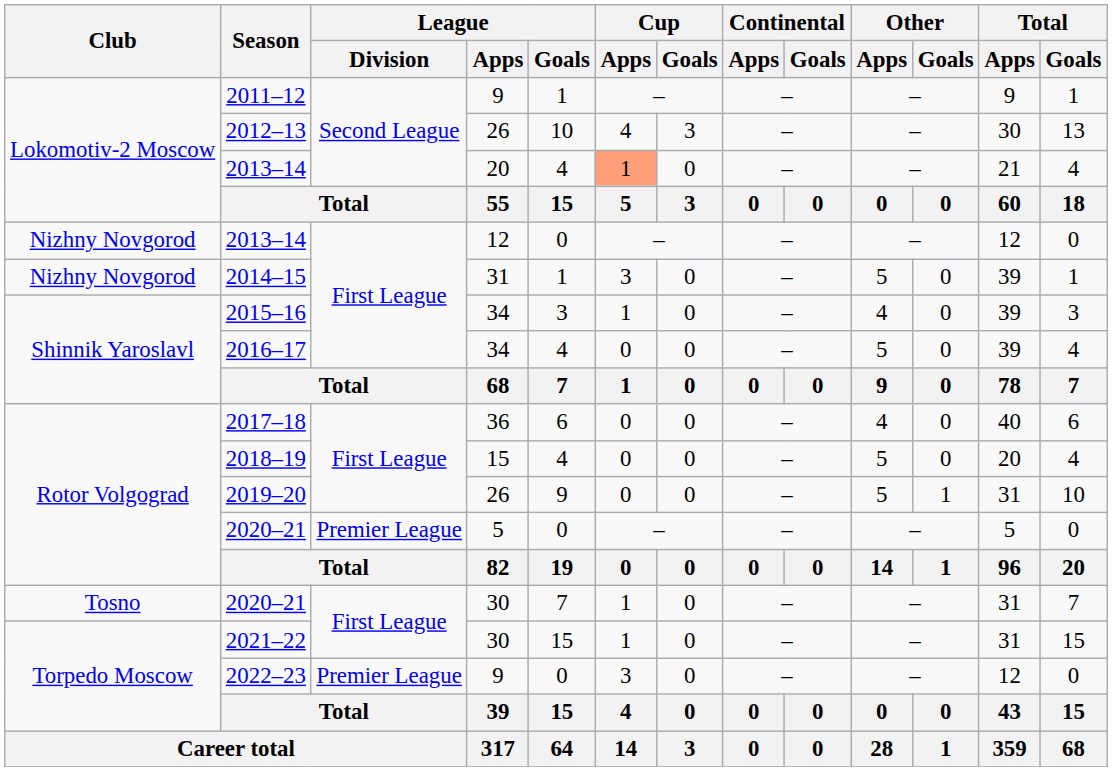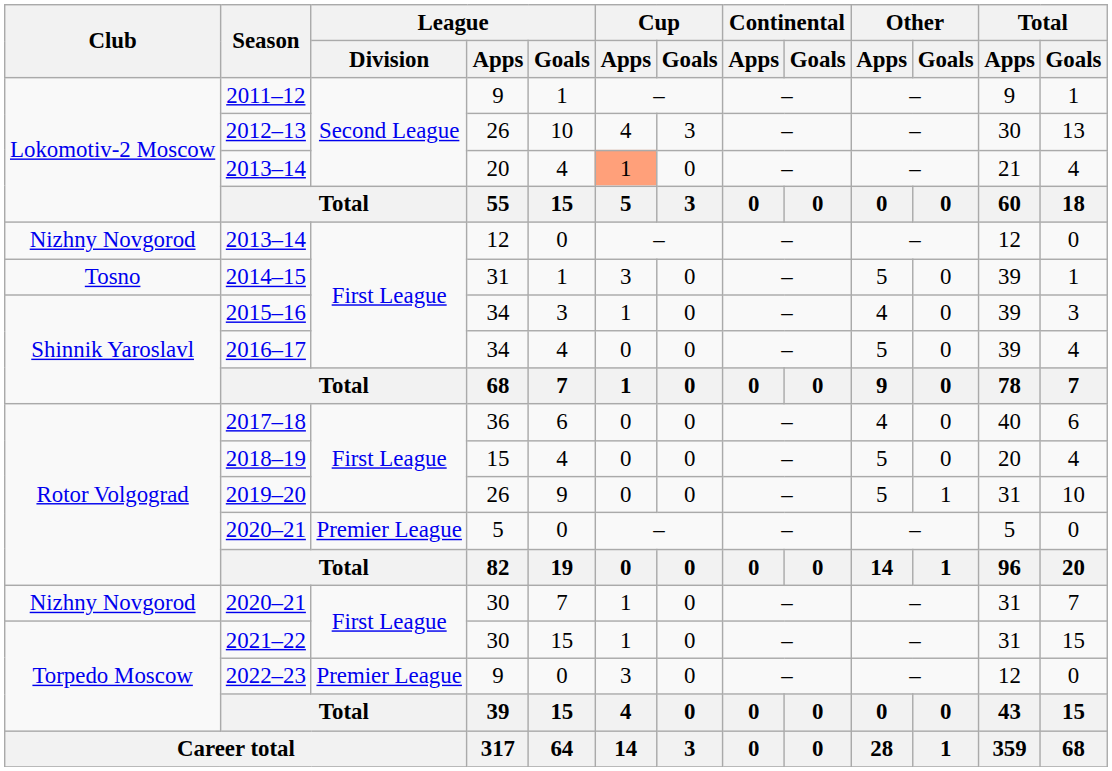(113, 276) Nizhny Novgorod -> (113, 276) Tosno
(113, 603) Tosno -> (113, 603) Nizhny Novgorod
